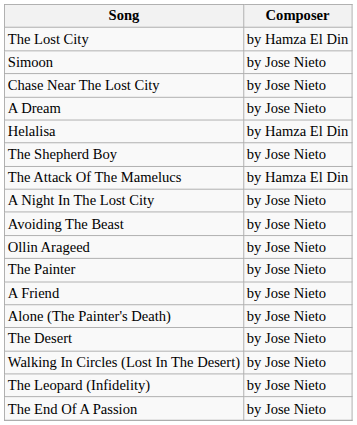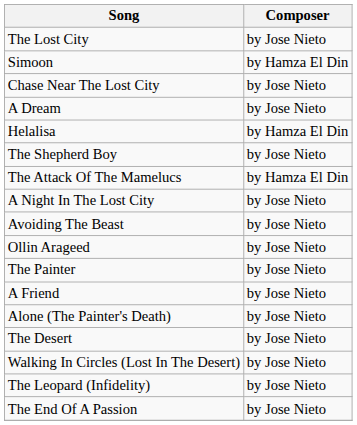(298, 39) by Hamza El Din -> (286, 39) by Jose Nieto
(286, 62) by Jose Nieto -> (298, 62) by Hamza El Din
